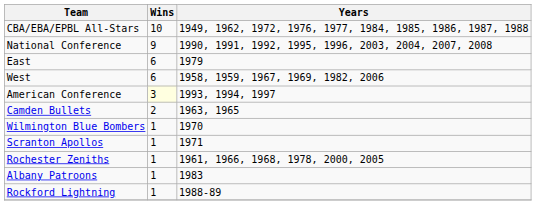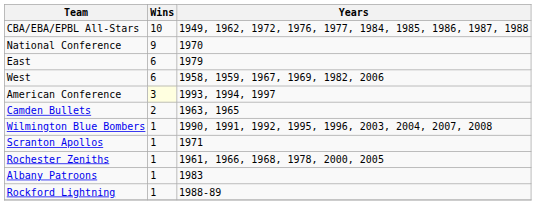(336, 45) 1990, 1991, 1992, 1995, 1996, 2003, 2004, 2007, 2008 -> (191, 45) 1970
(191, 127) 1970 -> (336, 127) 1990, 1991, 1992, 1995, 1996, 2003, 2004, 2007, 2008
